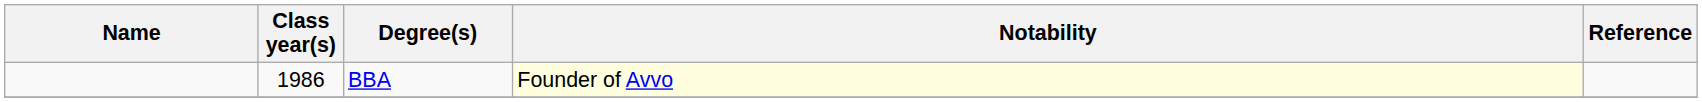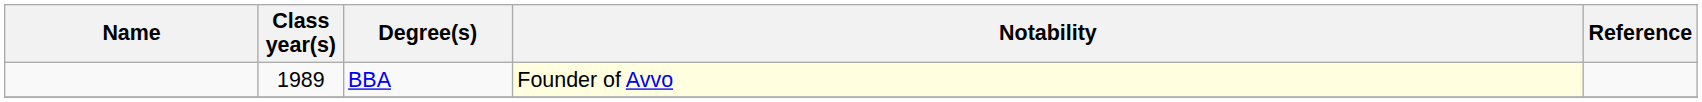(301, 79) 1986 -> (301, 79) 1989
